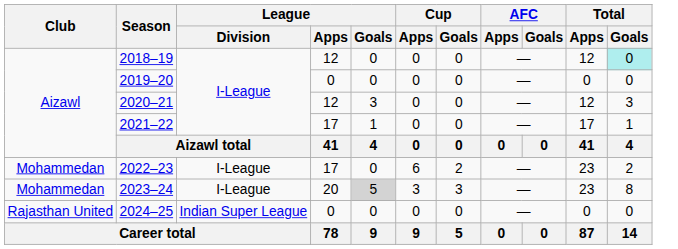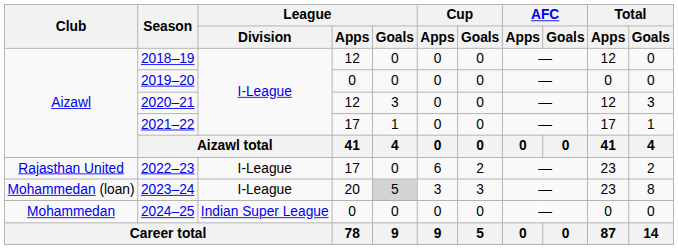(629, 59) paleturquoise background -> (651, 59) no background
(60, 168) Mohammedan -> (71, 168) Rajasthan United
(60, 189) Mohammedan -> (71, 189) Mohammedan (loan)
(60, 211) Rajasthan United -> (71, 211) Mohammedan
